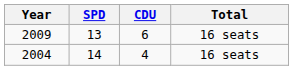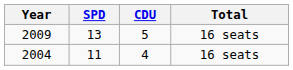(145, 35) 6 -> (145, 35) 5
(94, 55) 14 -> (94, 55) 11
